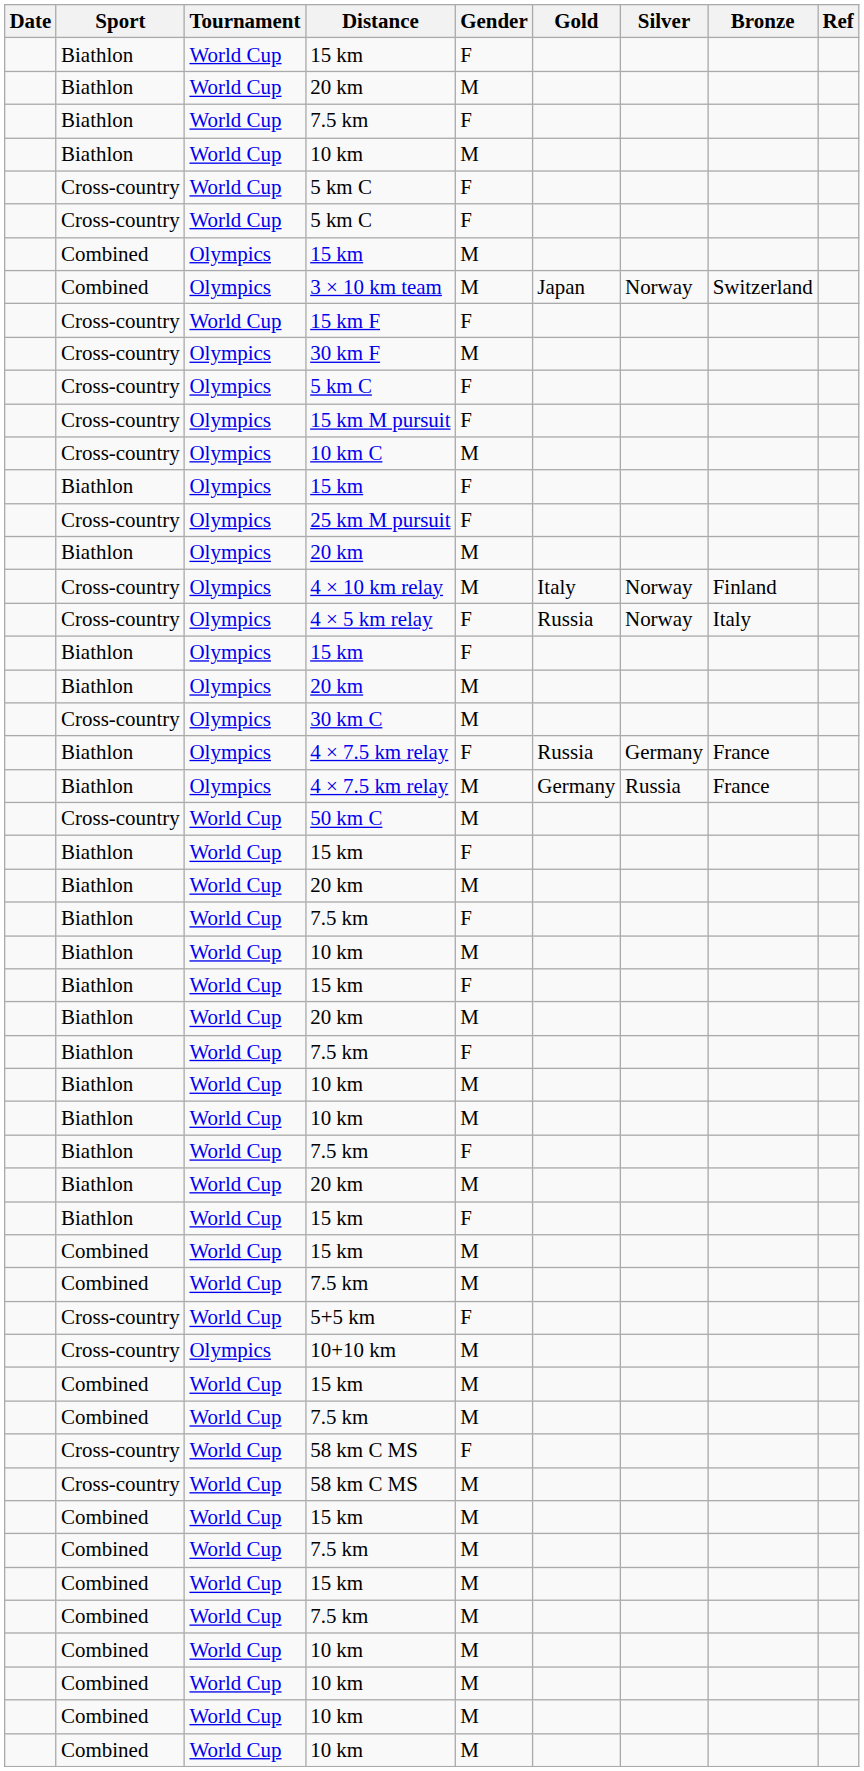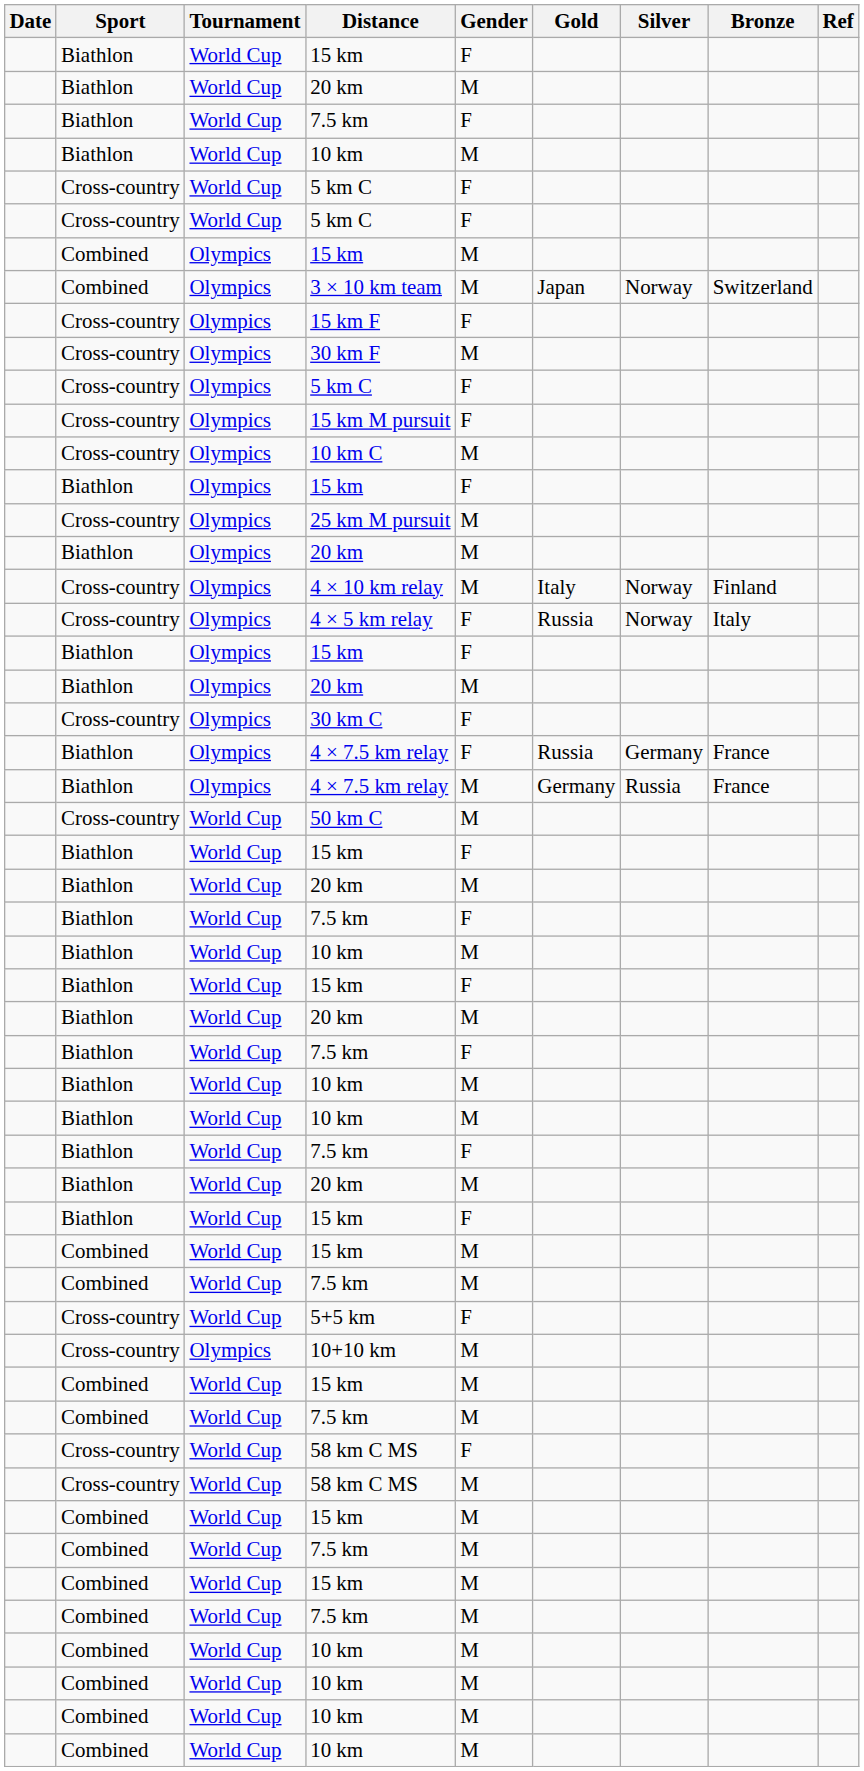(235, 320) World Cup -> (230, 320) Olympics
(466, 519) F -> (469, 519) M
(469, 719) M -> (466, 719) F
